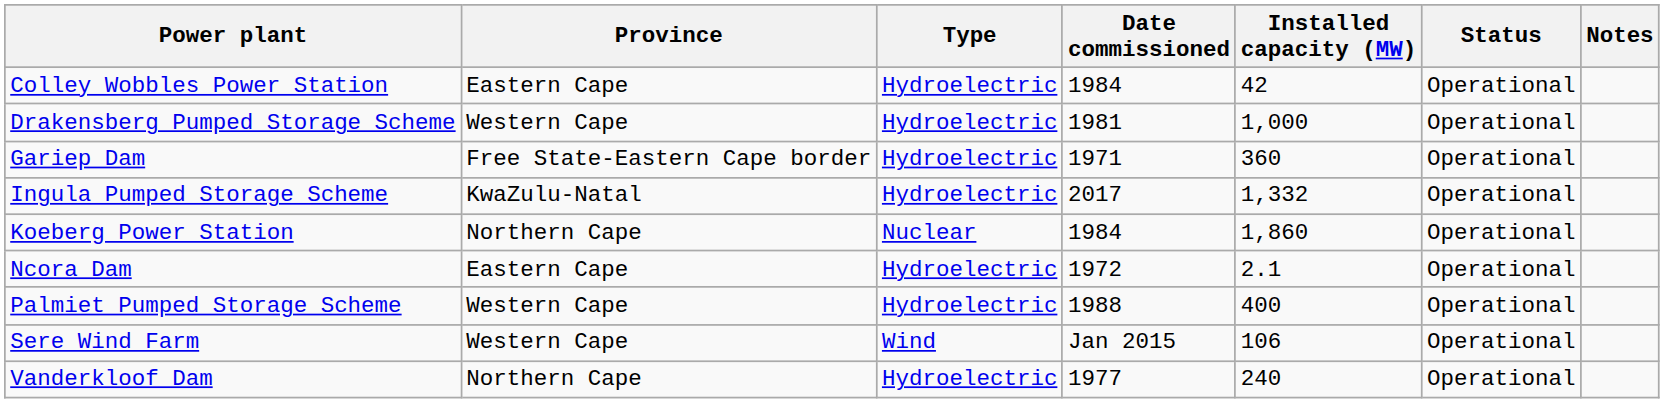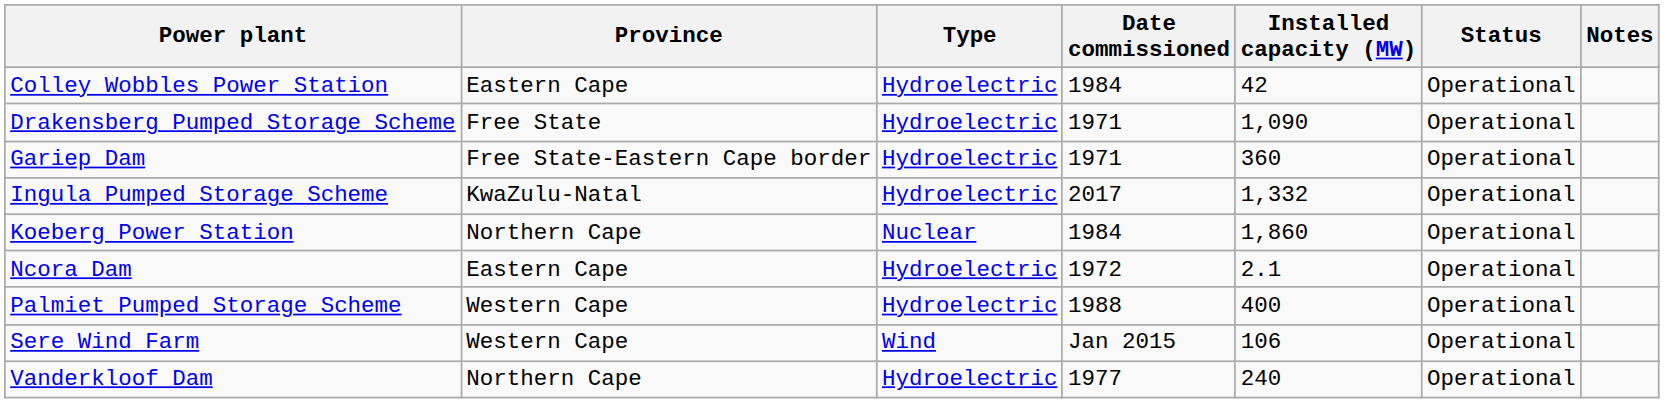(547, 122) Western Cape -> (534, 122) Free State
(1095, 122) 1981 -> (1095, 122) 1971
(1275, 122) 1,000 -> (1275, 122) 1,090
